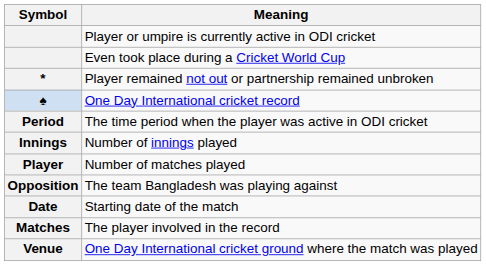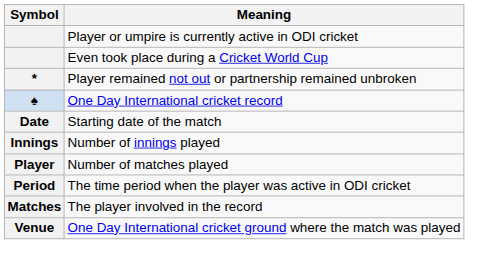rows swapped: (162, 206) <-> (256, 121)
- row: (211, 185)
